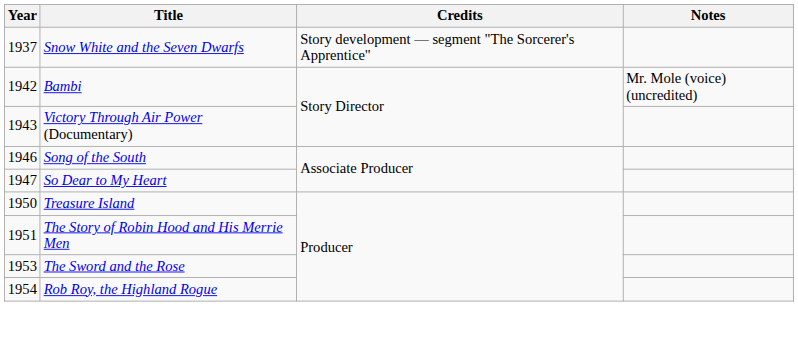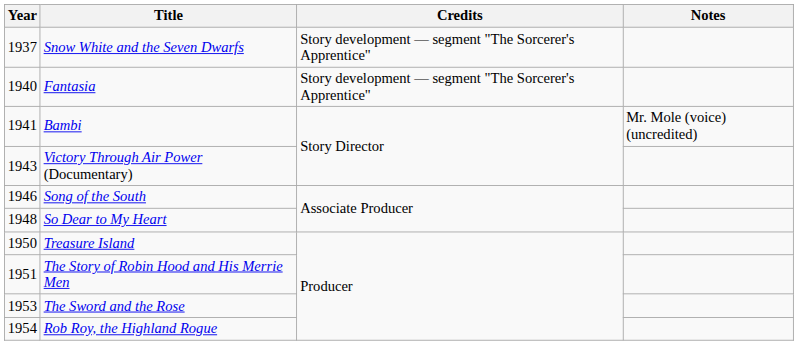+ row: (70, 86)
(22, 86) 1942 -> (22, 126) 1941
(22, 180) 1947 -> (22, 220) 1948
